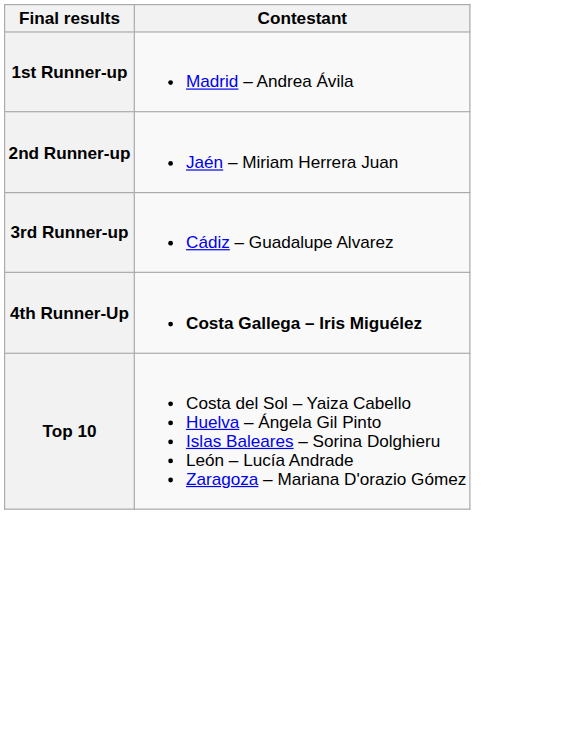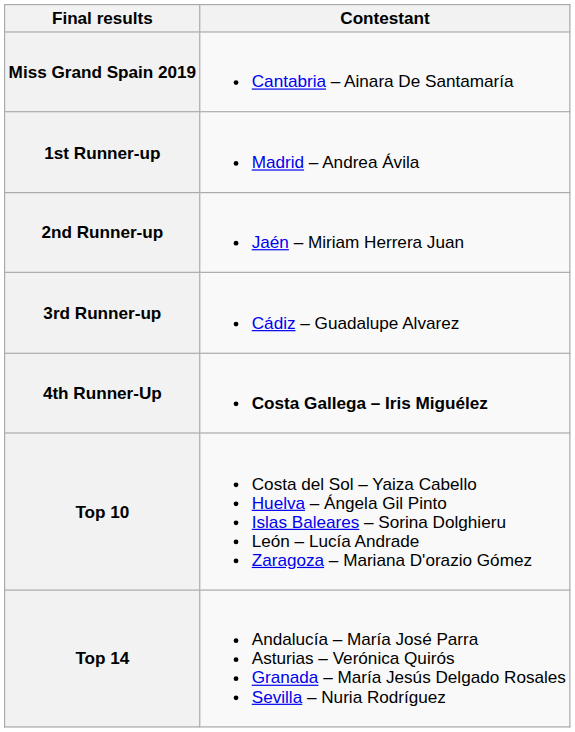+ row: (102, 72)
+ row: (102, 659)
